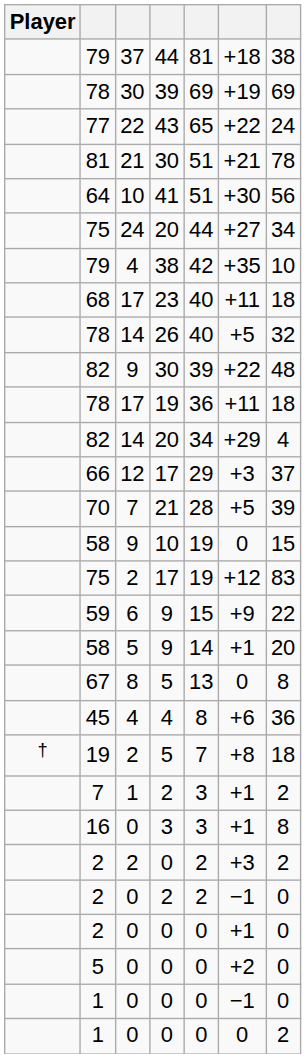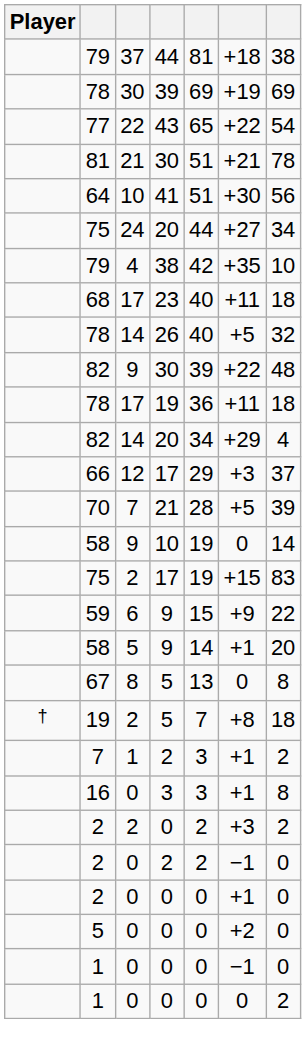(283, 126) 24 -> (283, 126) 54
(283, 543) 15 -> (283, 543) 14
(242, 578) +12 -> (242, 578) +15
- row: (98, 717)
